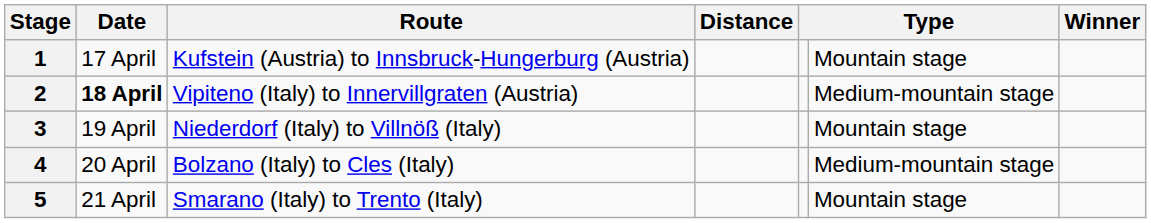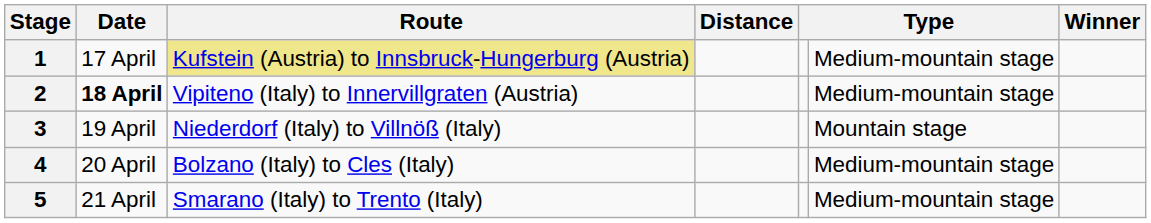(431, 57) no background -> (431, 57) khaki background
(890, 57) Mountain stage -> (934, 57) Medium-mountain stage
(890, 199) Mountain stage -> (934, 199) Medium-mountain stage
